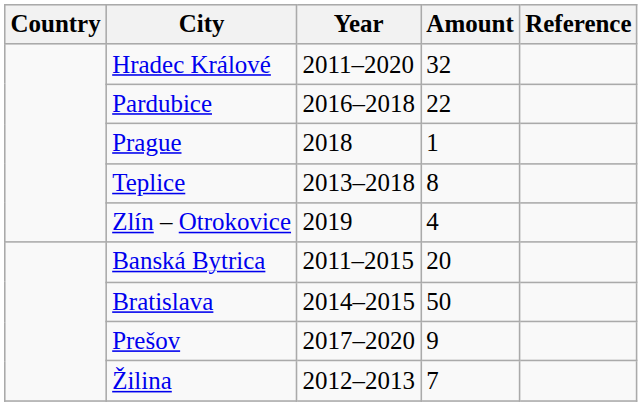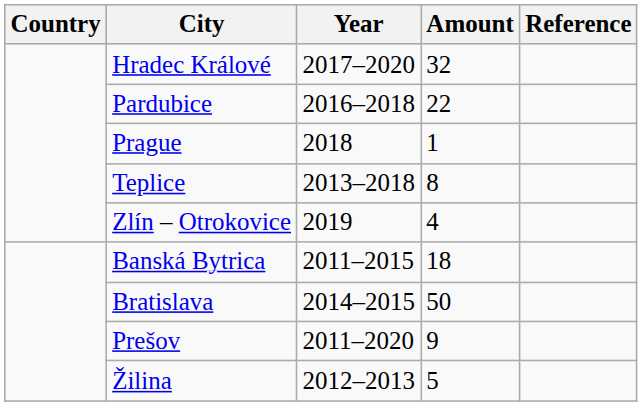(358, 63) 2011–2020 -> (359, 63) 2017–2020
(439, 261) 20 -> (439, 261) 18
(359, 340) 2017–2020 -> (358, 340) 2011–2020
(433, 380) 7 -> (433, 380) 5
